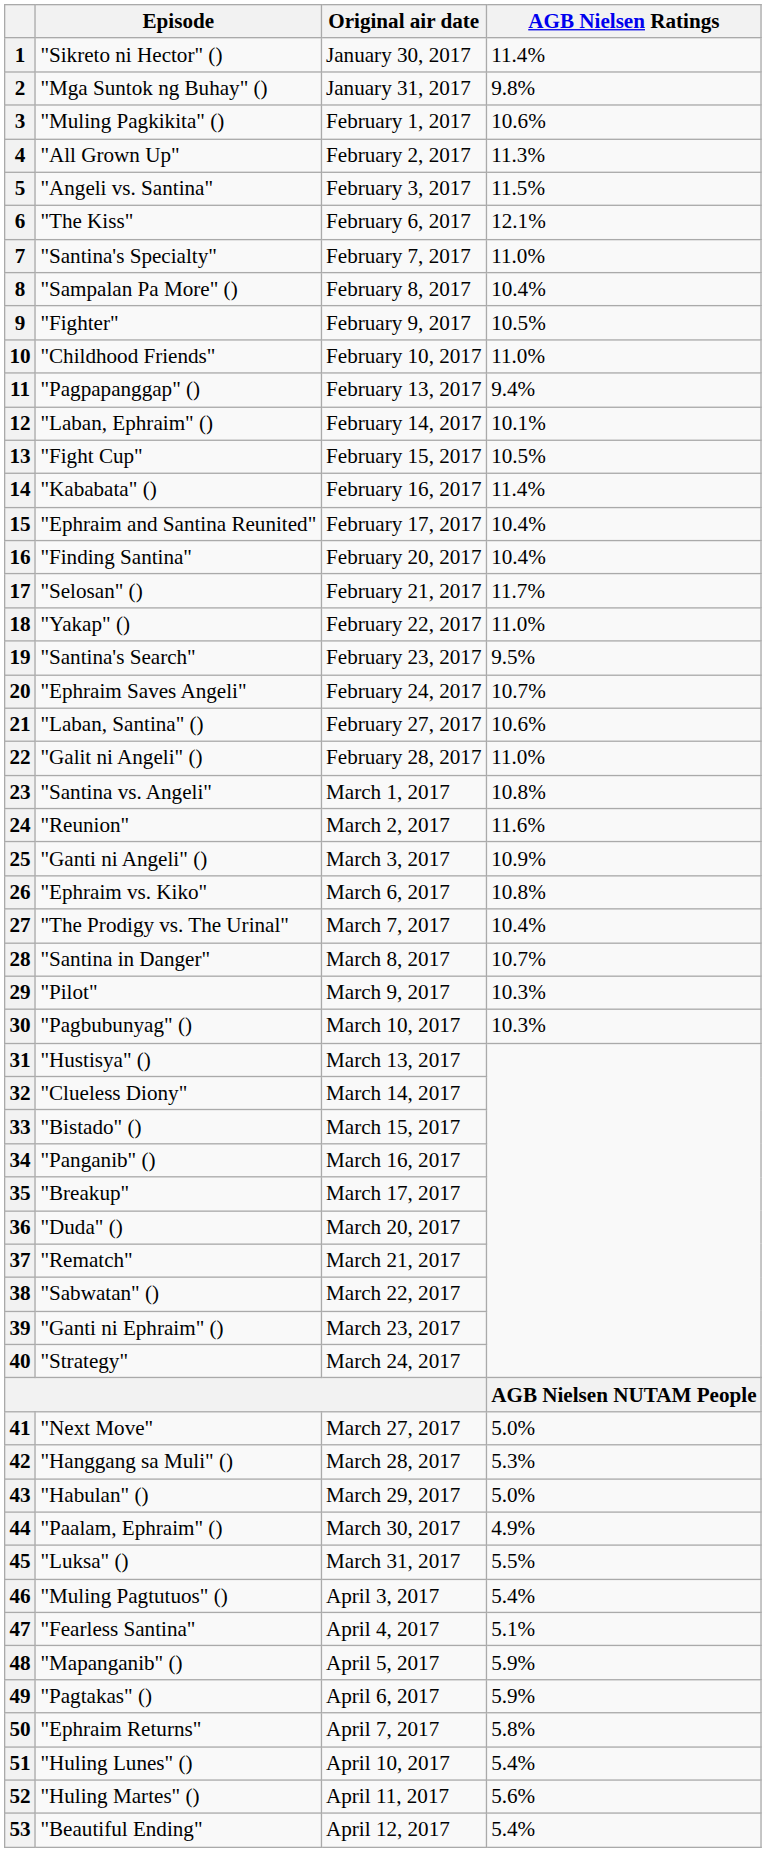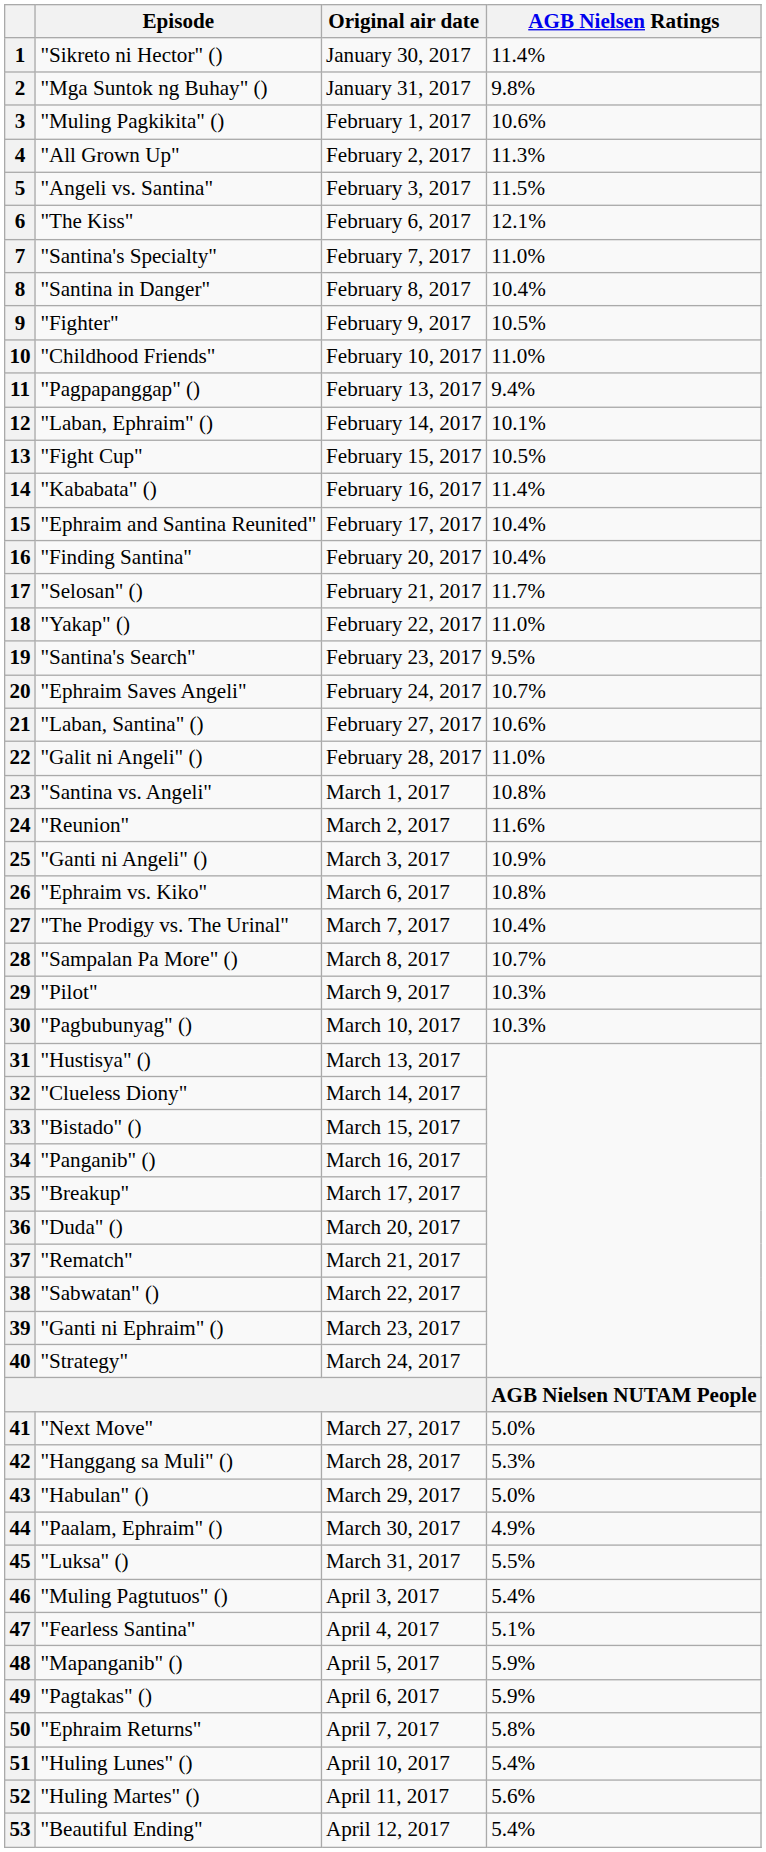(139, 289) "Sampalan Pa More" () -> (125, 289) "Santina in Danger"
(125, 959) "Santina in Danger" -> (139, 959) "Sampalan Pa More" ()
